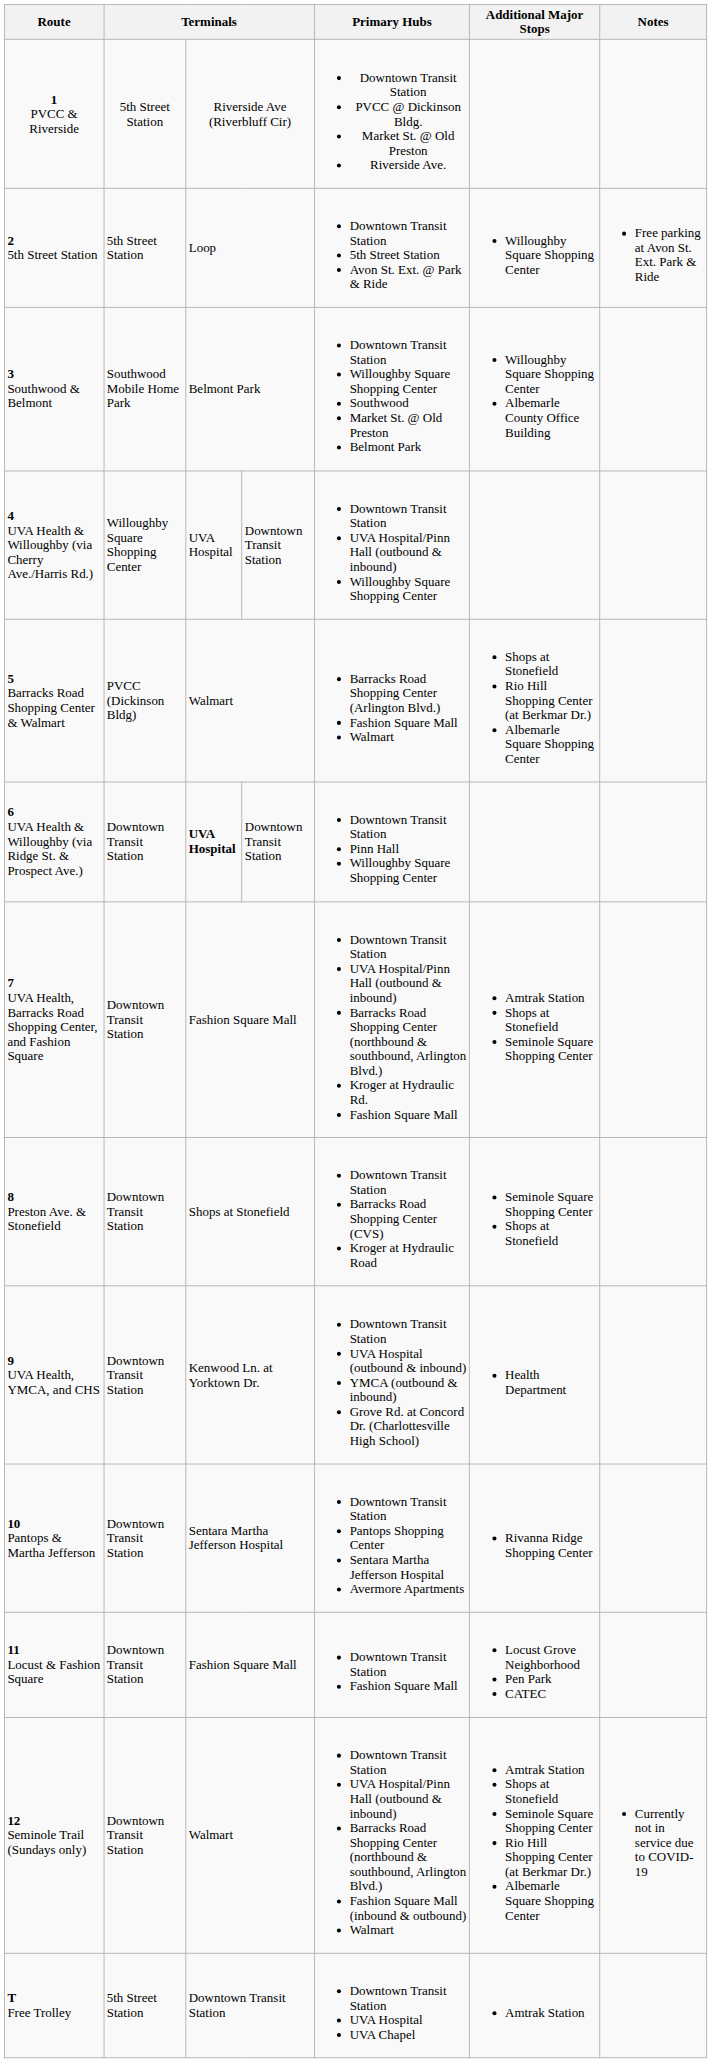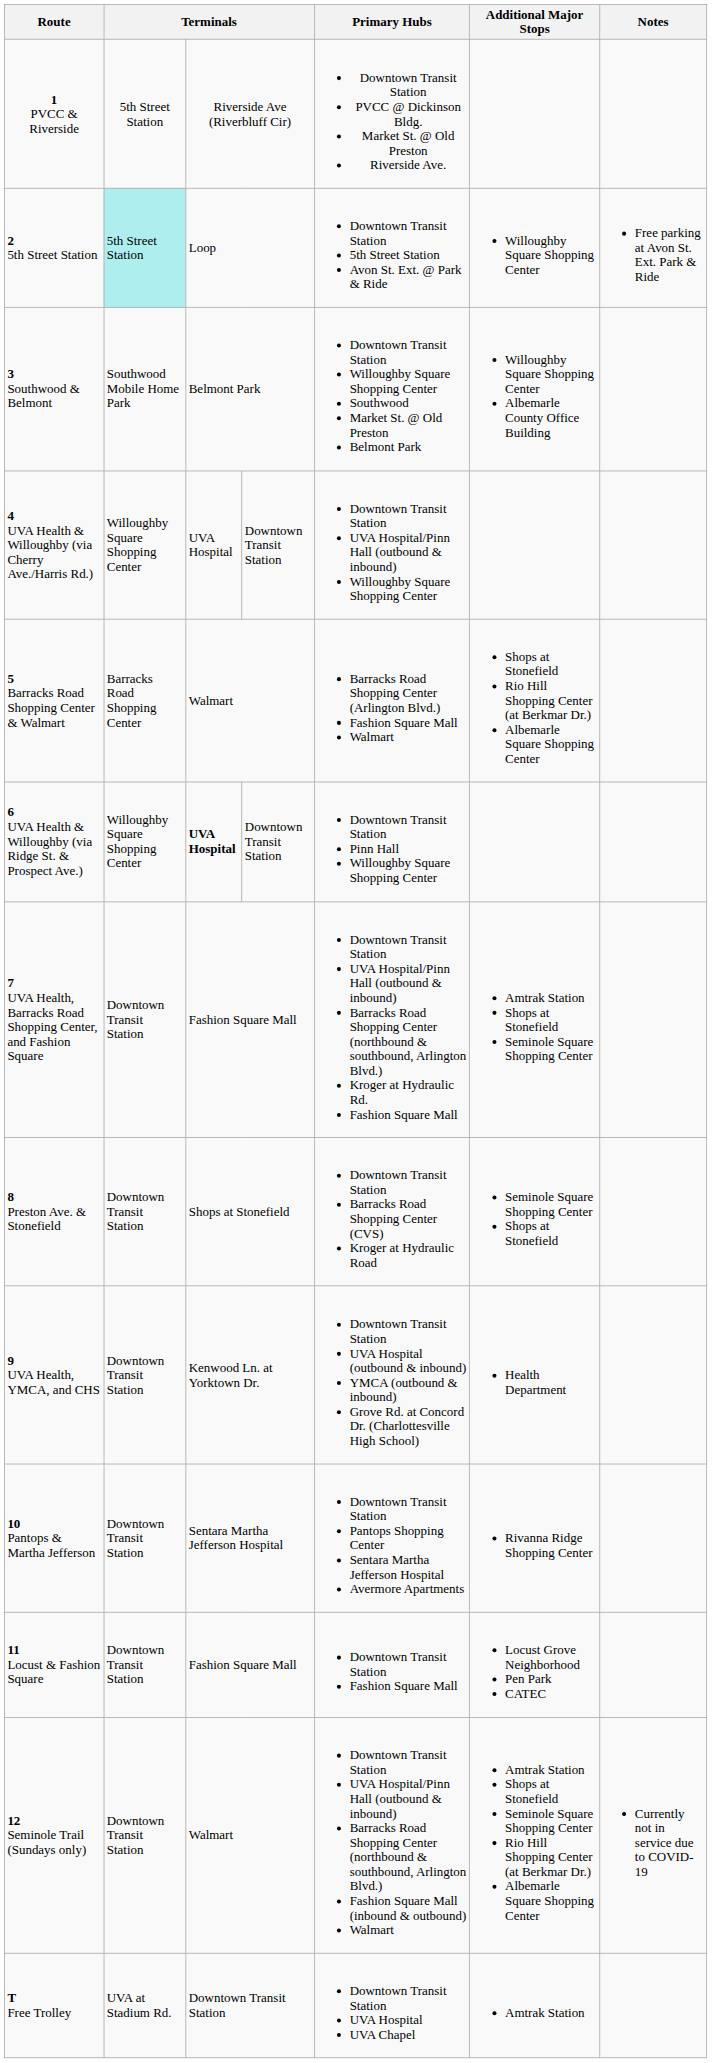(132, 247) no background -> (132, 247) paleturquoise background
(136, 700) PVCC (Dickinson Bldg) -> (132, 700) Barracks Road Shopping Center
(136, 841) Downtown Transit Station -> (137, 841) Willoughby Square Shopping Center
(132, 2005) 5th Street Station -> (139, 2005) UVA at Stadium Rd.
